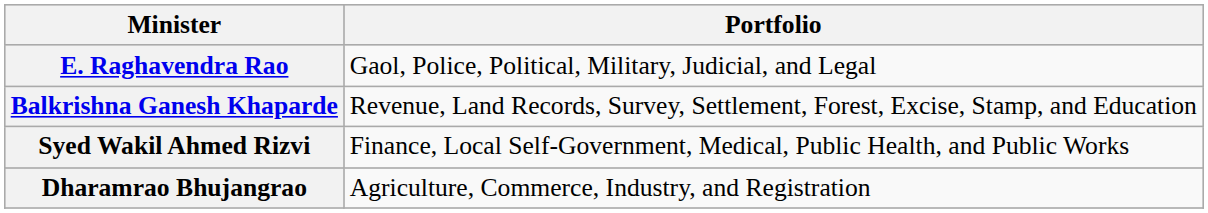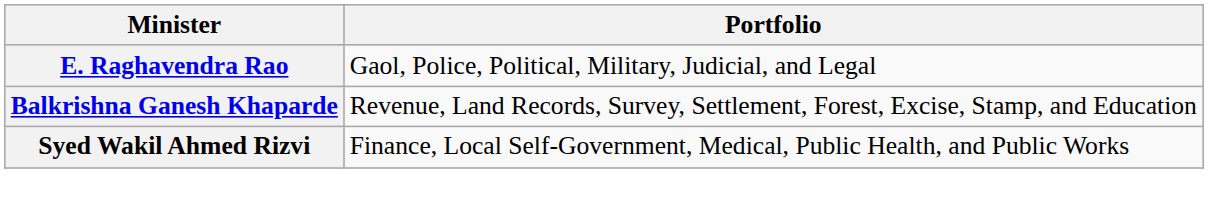- row: (174, 187)
